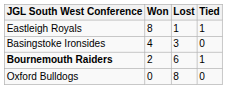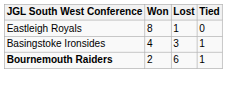(202, 28) 1 -> (202, 28) 0
(202, 44) 0 -> (202, 44) 1
- row: (42, 76)
